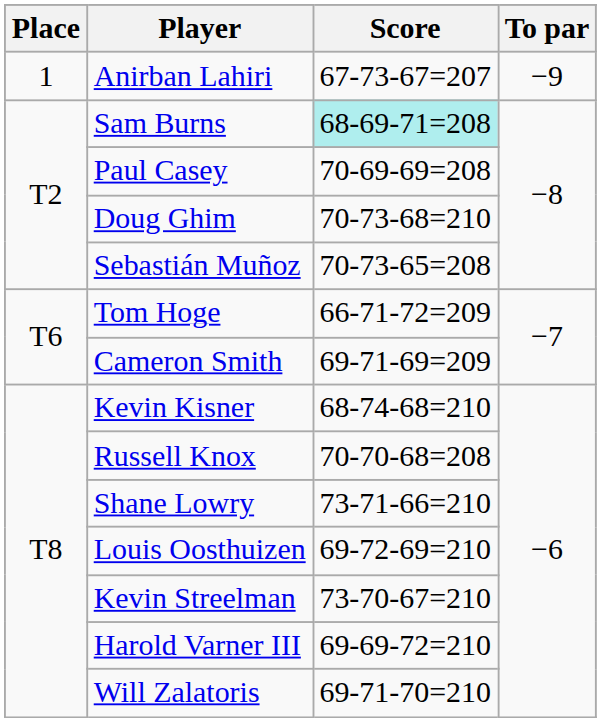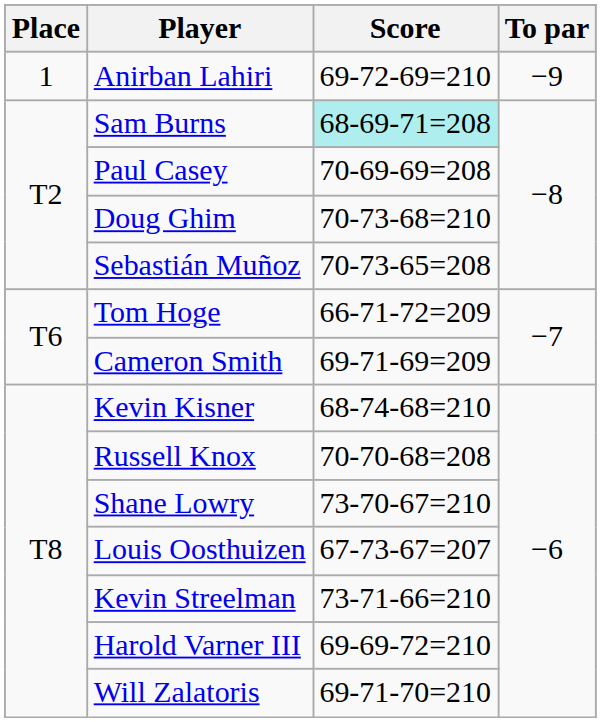(405, 75) 67-73-67=207 -> (405, 75) 69-72-69=210
(405, 502) 73-71-66=210 -> (405, 502) 73-70-67=210
(405, 550) 69-72-69=210 -> (405, 550) 67-73-67=207
(405, 597) 73-70-67=210 -> (405, 597) 73-71-66=210
